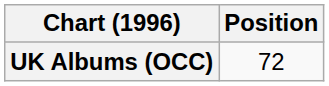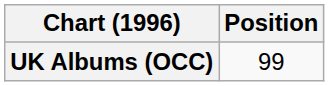(271, 61) 72 -> (271, 61) 99
